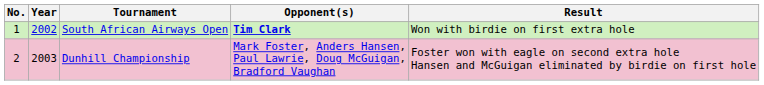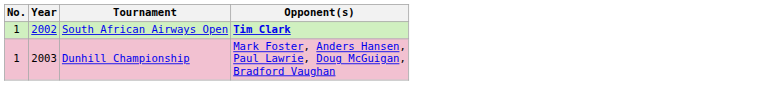- column: (583, 13)
(17, 60) 2 -> (17, 60) 1
